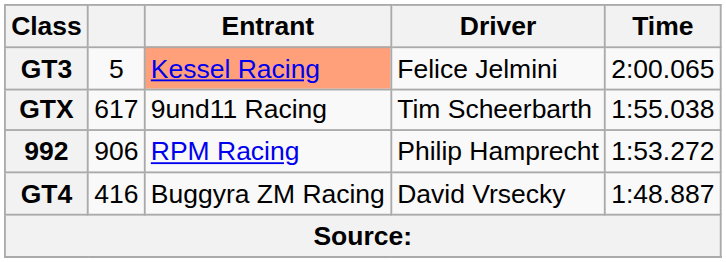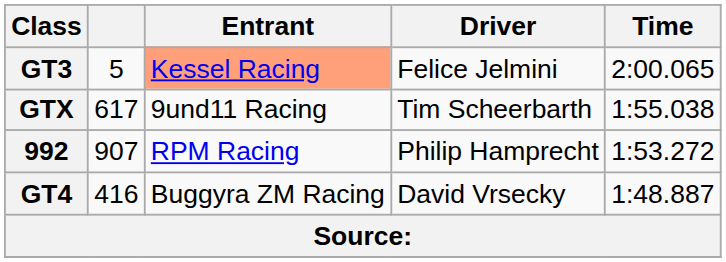(116, 152) 906 -> (116, 152) 907
